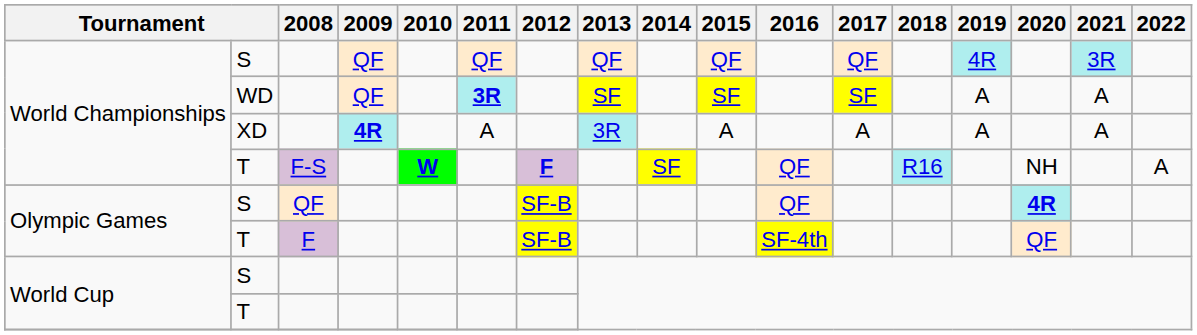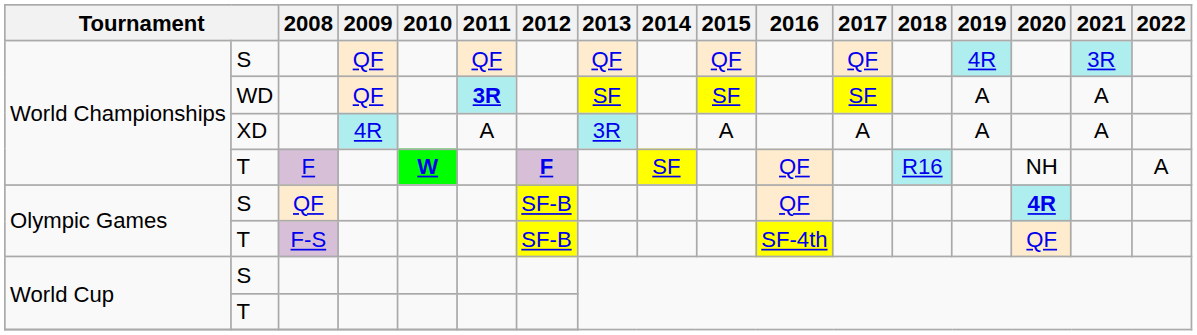(368, 131) bold -> (368, 131) normal
(308, 167) F-S -> (308, 167) F
(308, 239) F -> (308, 239) F-S
